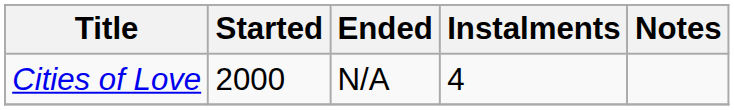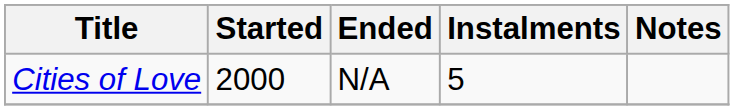(456, 78) 4 -> (456, 78) 5
